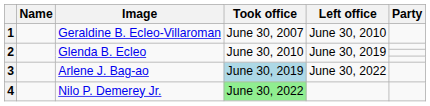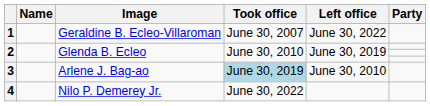(348, 33) June 30, 2010 -> (348, 33) June 30, 2022
(348, 71) June 30, 2022 -> (348, 71) June 30, 2010
(265, 91) lightgreen background -> (265, 91) no background
